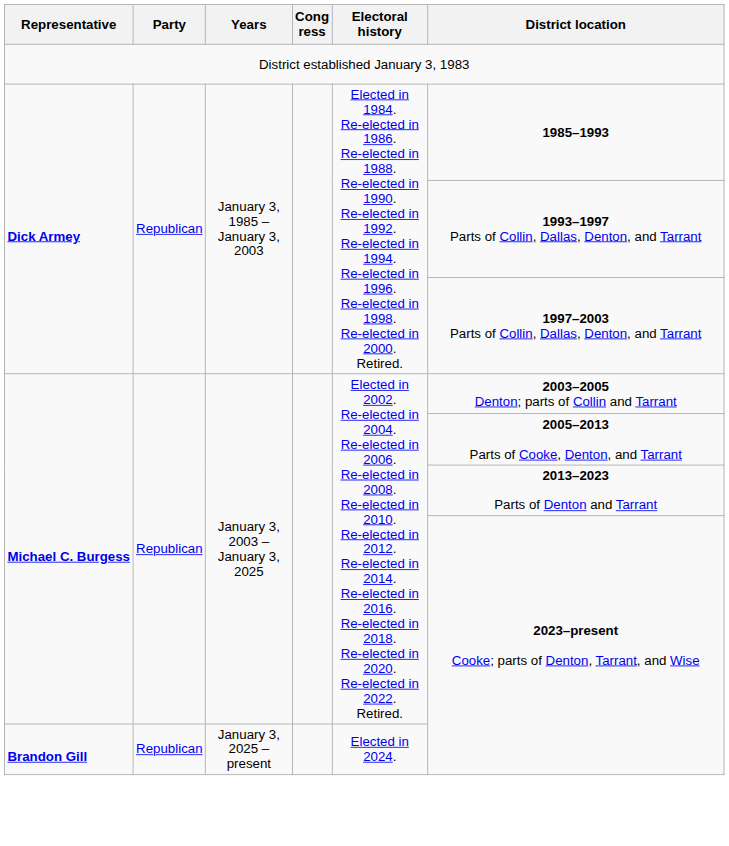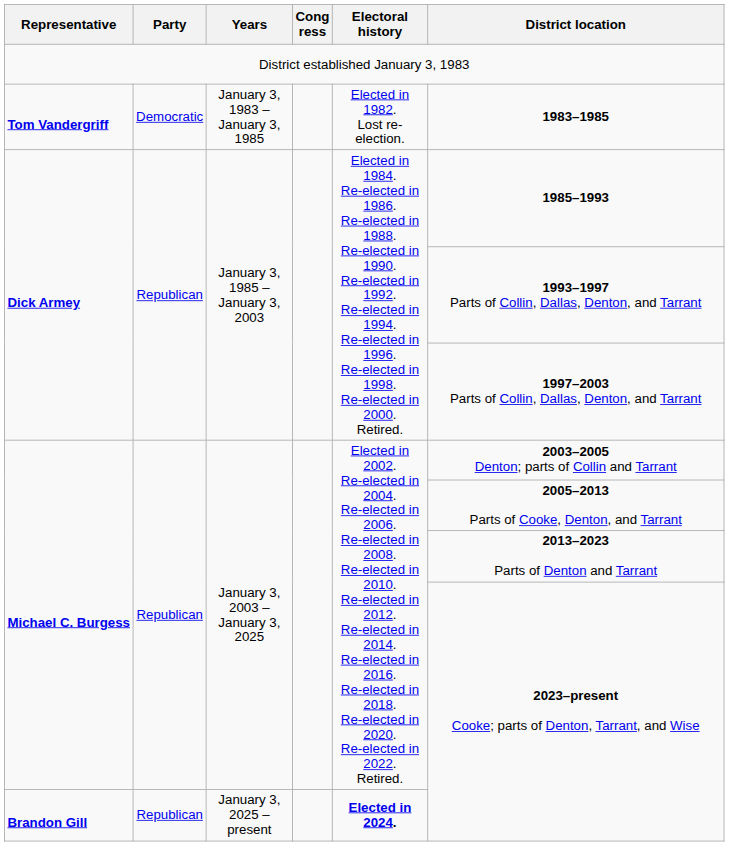+ row: (58, 124)
(380, 749) normal -> (380, 815) bold
